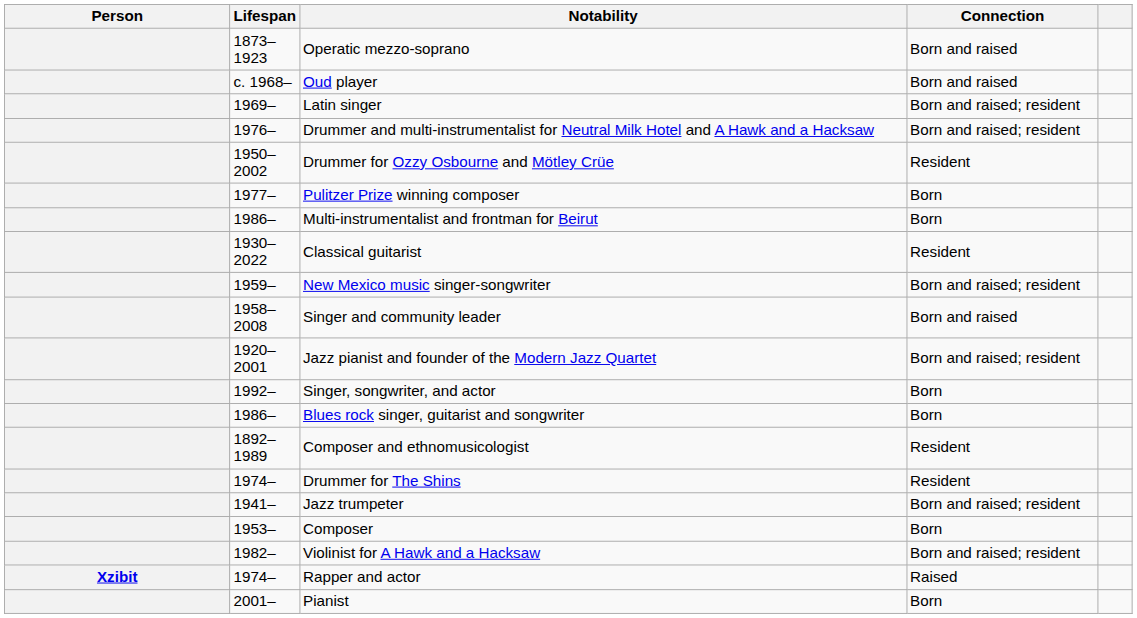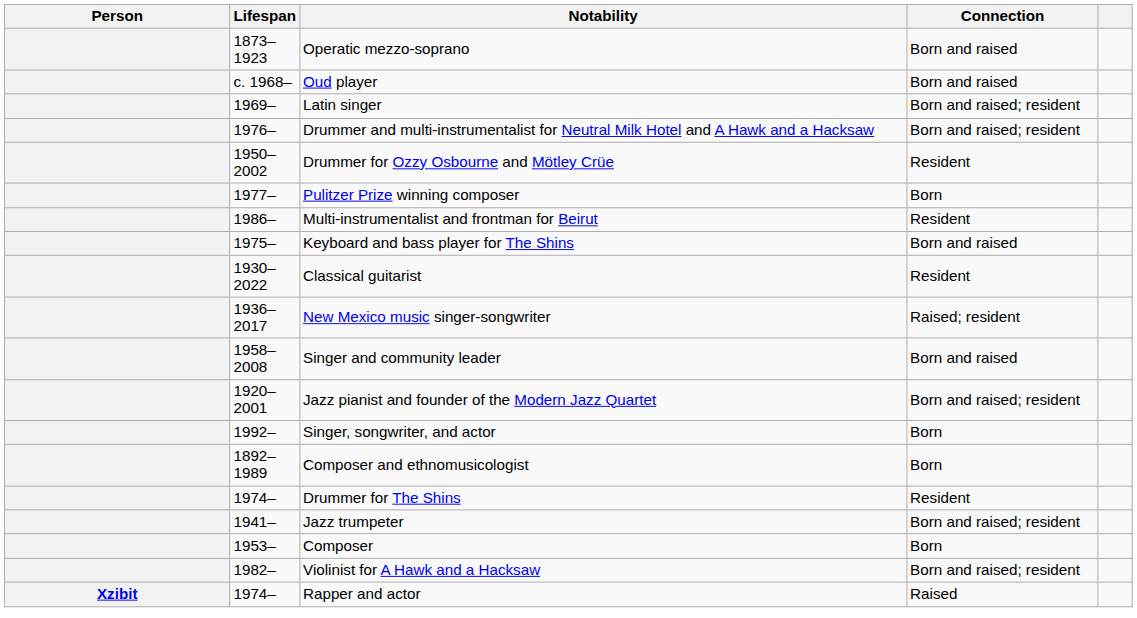(926, 219) Born -> (940, 219) Resident
+ row: (255, 243)
+ row: (255, 317)
- row: (255, 284)
- row: (255, 415)
(940, 448) Resident -> (926, 465) Born
- row: (255, 601)
